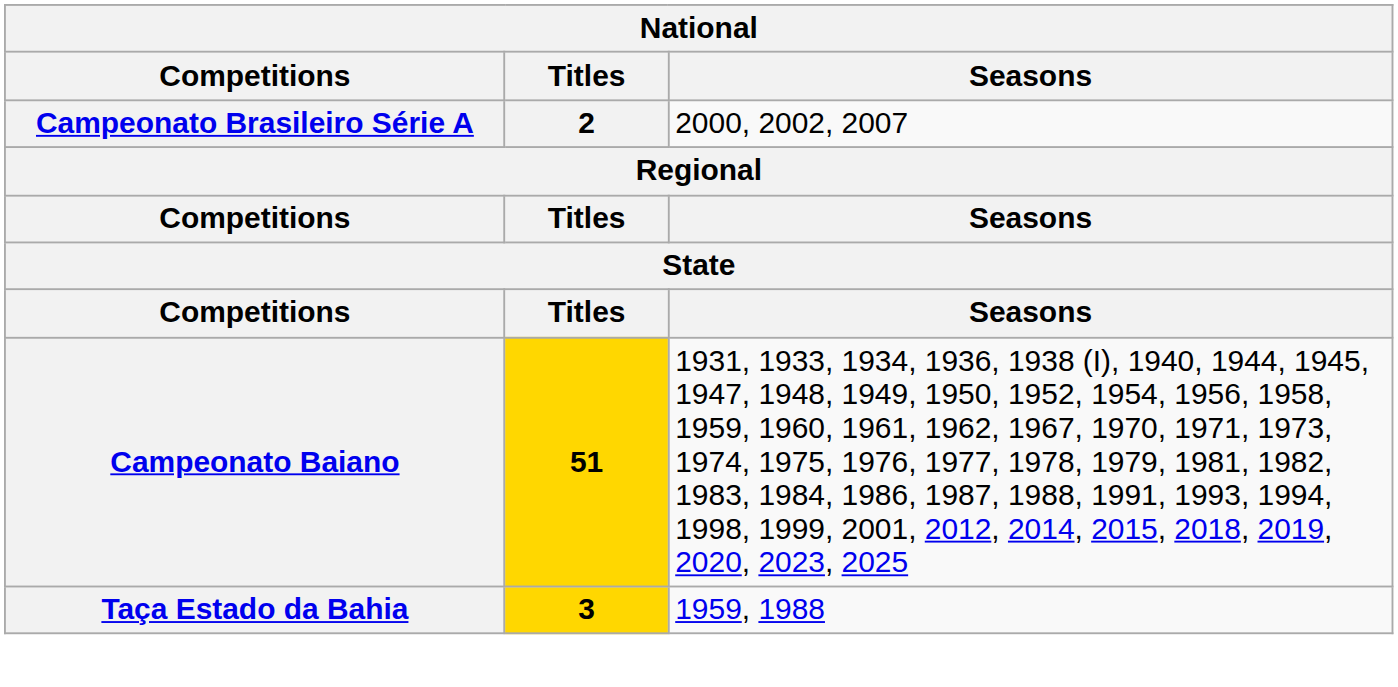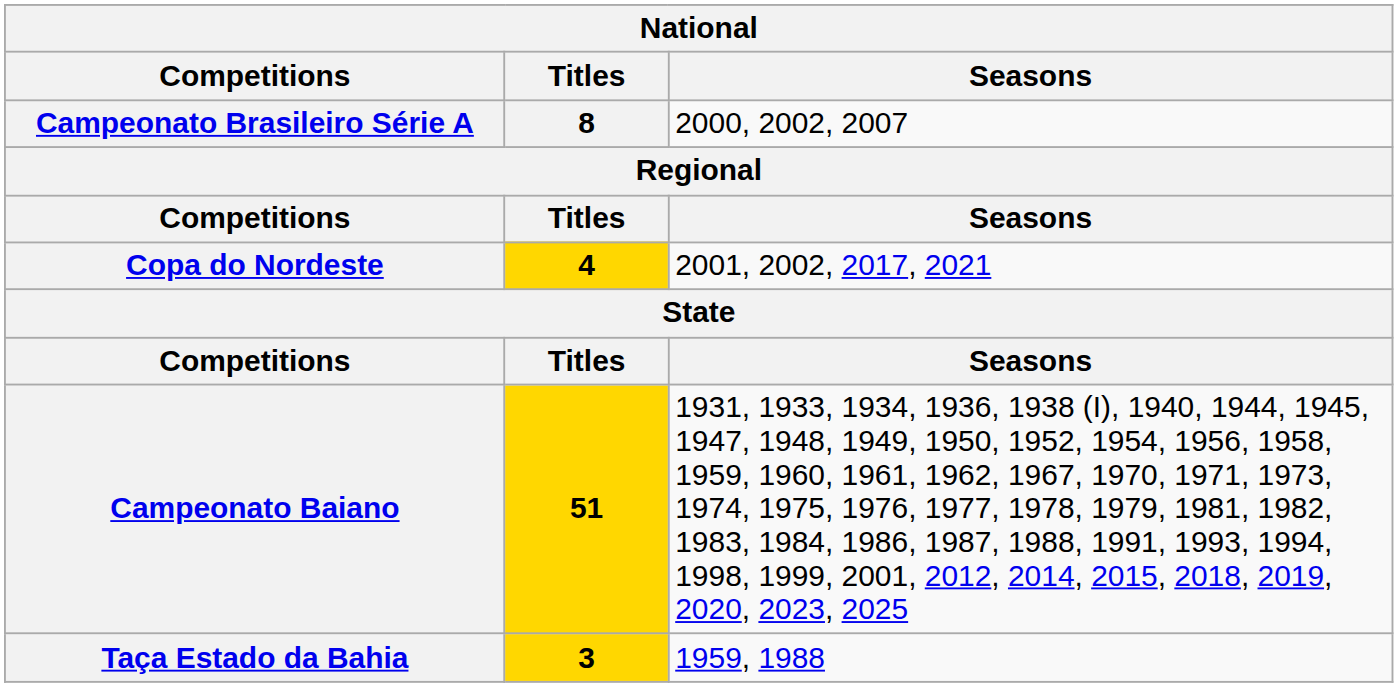(587, 123) 2 -> (587, 123) 8
+ row: (255, 265)
